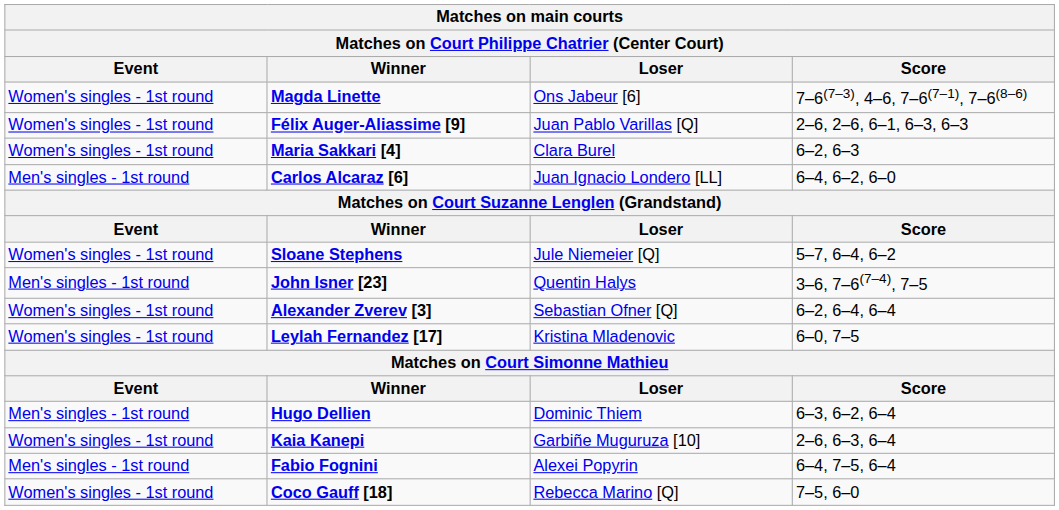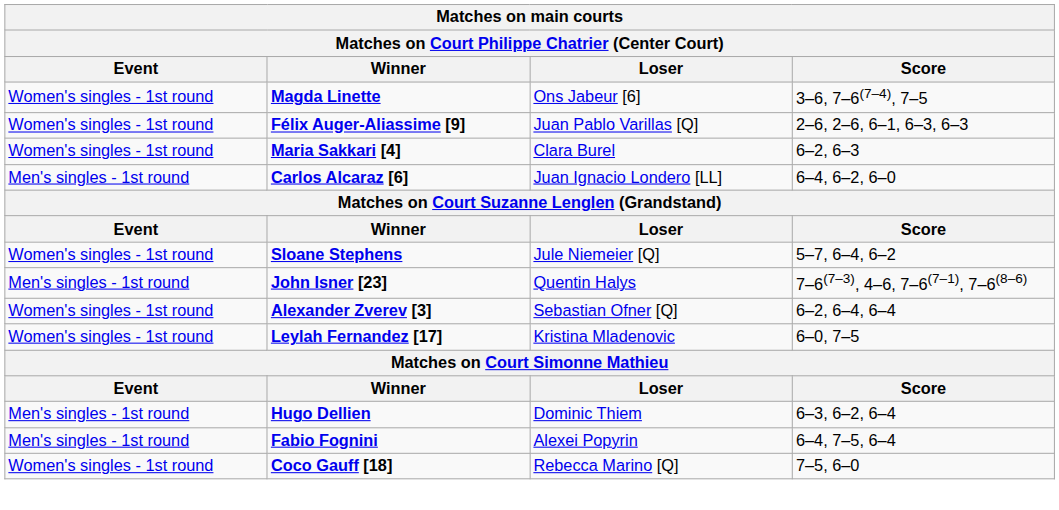(912, 97) 7–6(7–3), 4–6, 7–6(7–1), 7–6(8–6) -> (862, 97) 3–6, 7–6(7–4), 7–5
(862, 282) 3–6, 7–6(7–4), 7–5 -> (912, 282) 7–6(7–3), 4–6, 7–6(7–1), 7–6(8–6)
- row: (318, 440)
